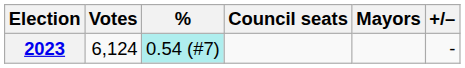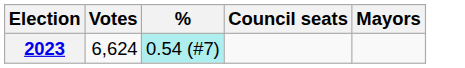- column: (442, 19)
(115, 48) 6,124 -> (115, 48) 6,624
